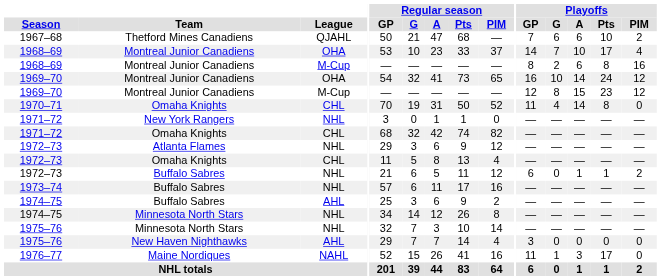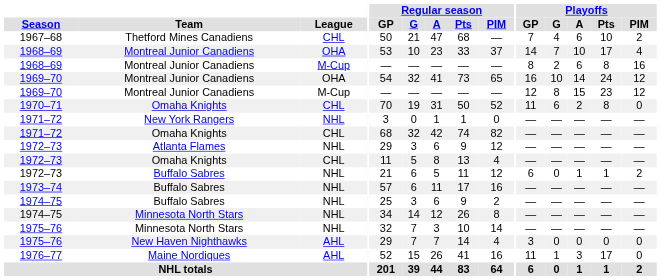(334, 38) QJAHL -> (334, 38) CHL
(557, 38) 6 -> (557, 38) 4
(557, 106) 4 -> (557, 106) 6
(579, 106) 14 -> (579, 106) 2
(334, 201) AHL -> (334, 201) NHL
(334, 255) NAHL -> (334, 255) AHL
